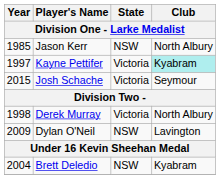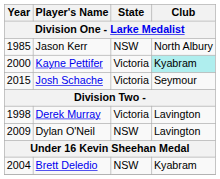(19, 64) 1997 -> (19, 64) 2000
(183, 115) North Albury -> (177, 115) Lavington
